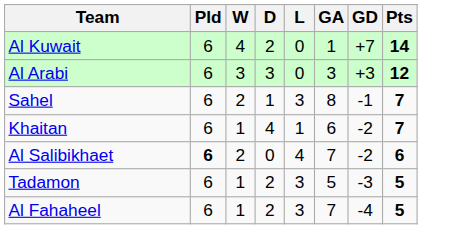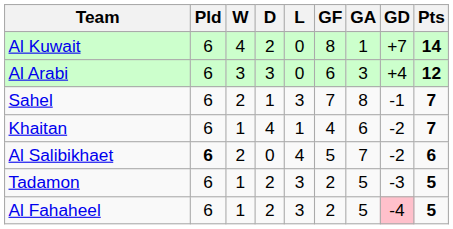+ column: (330, 18)
(365, 73) +3 -> (397, 73) +4
(331, 210) 7 -> (363, 210) 5
(365, 210) no background -> (397, 210) pink background
